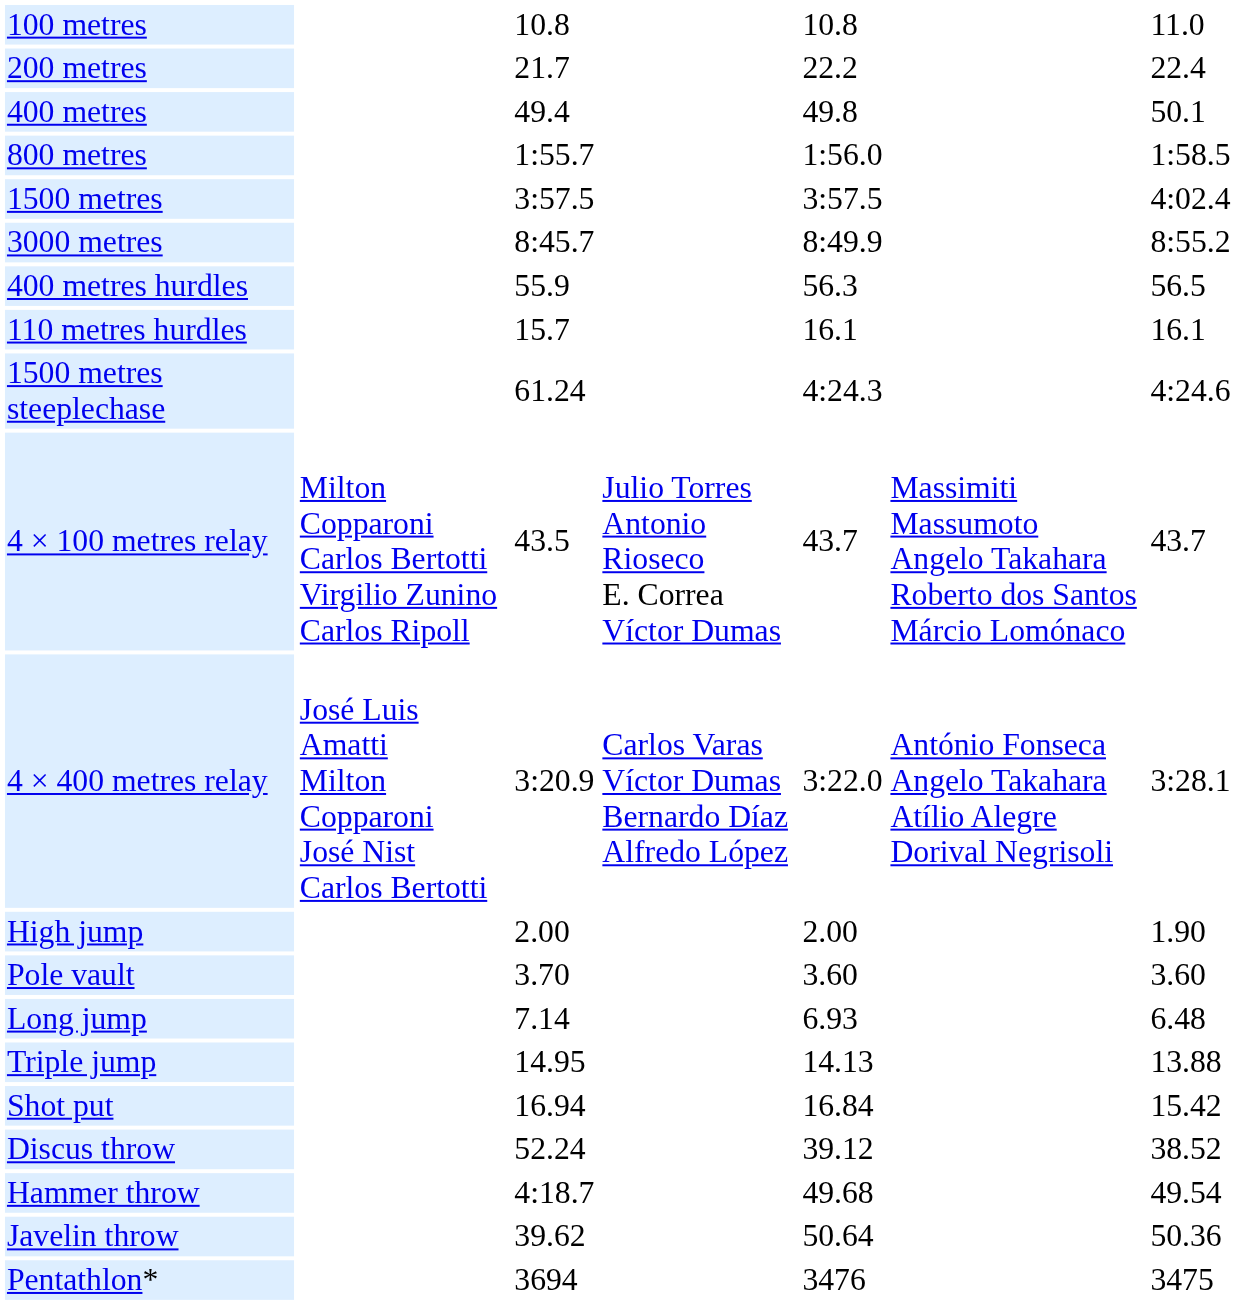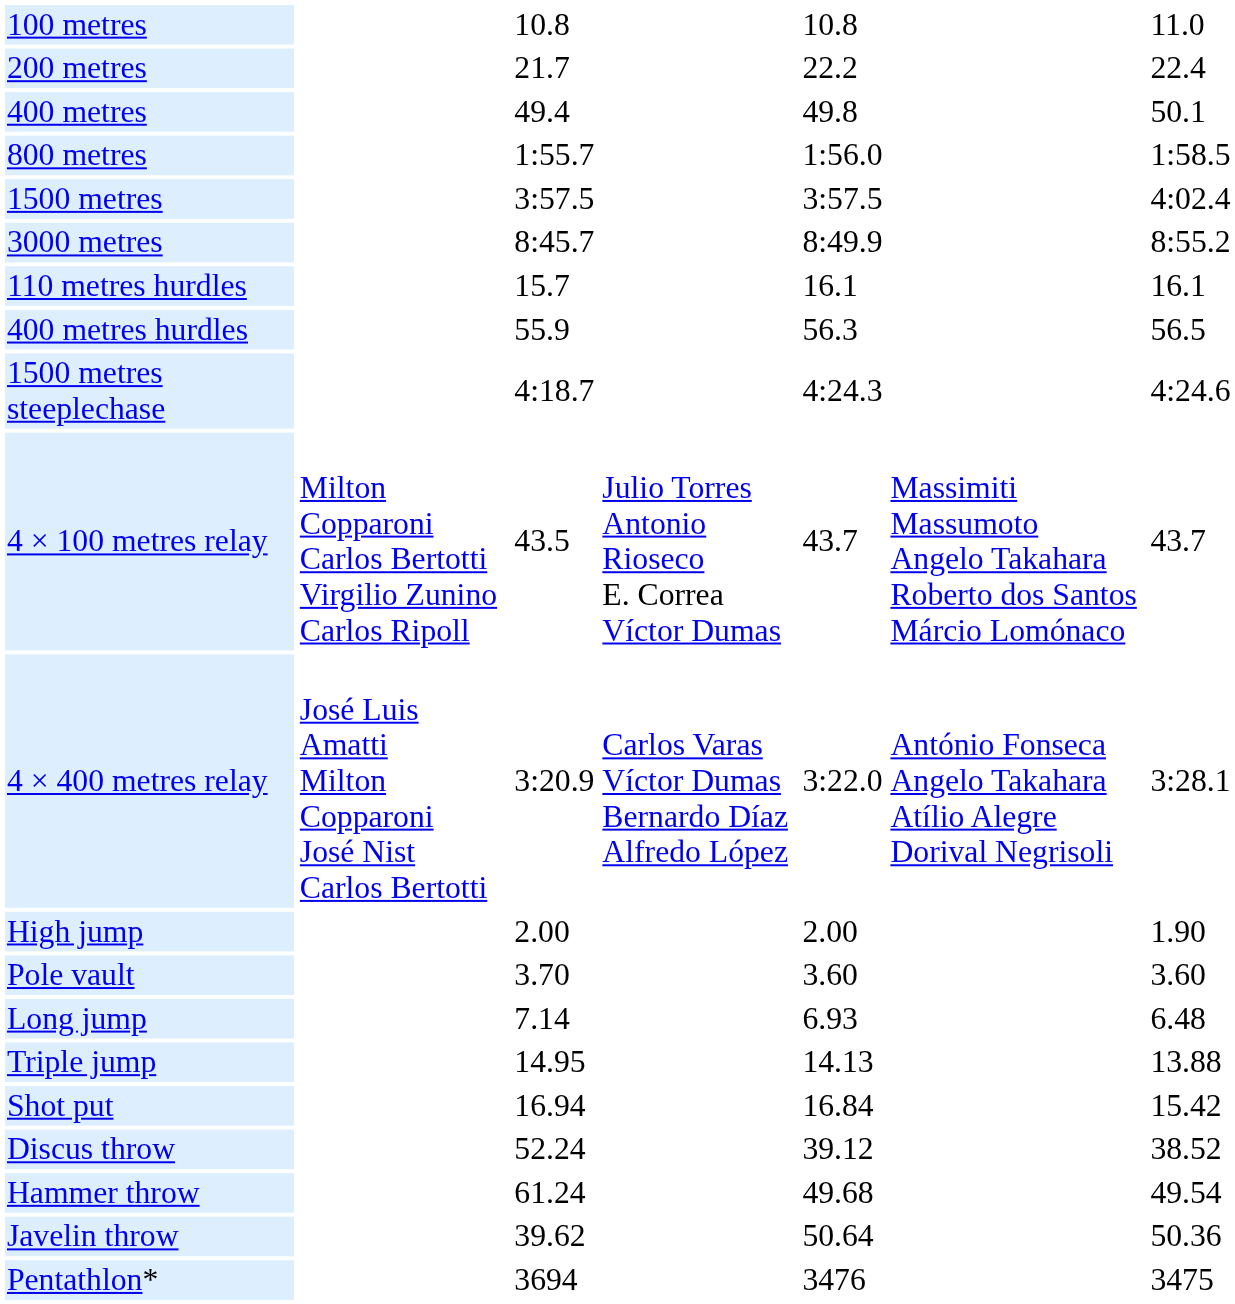rows swapped: (127, 329) <-> (127, 285)
(550, 390) 61.24 -> (554, 390) 4:18.7
(554, 1192) 4:18.7 -> (550, 1192) 61.24
